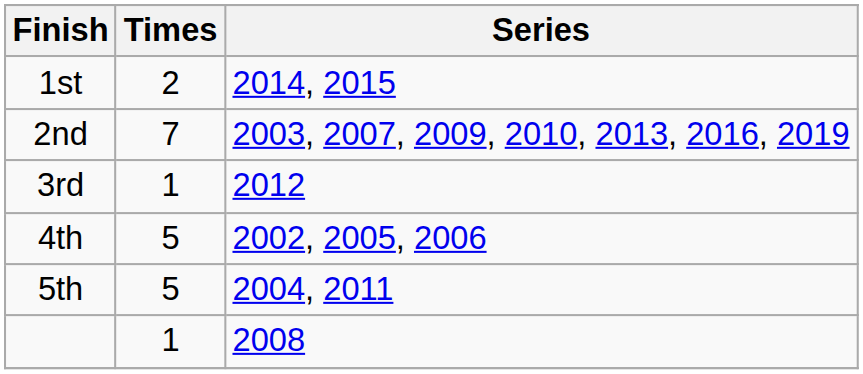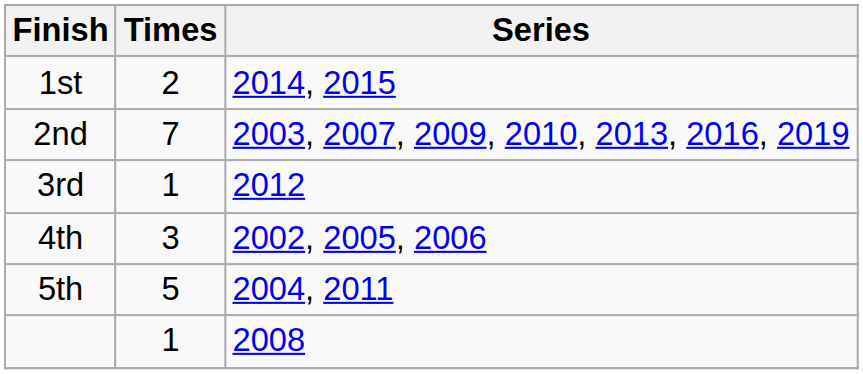(171, 237) 5 -> (171, 237) 3
